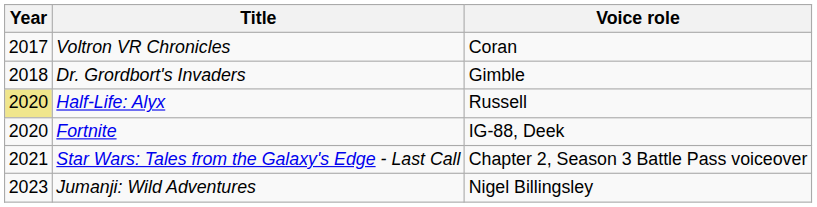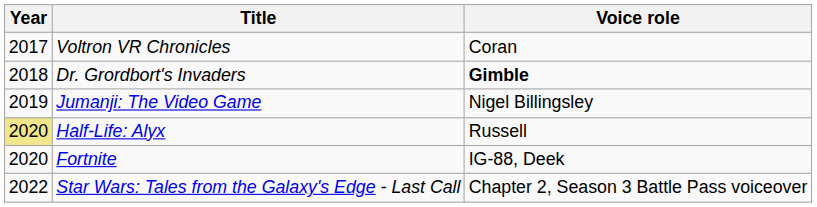(497, 74) normal -> (499, 74) bold
+ row: (159, 103)
(28, 159) 2021 -> (28, 187) 2022
- row: (156, 187)
